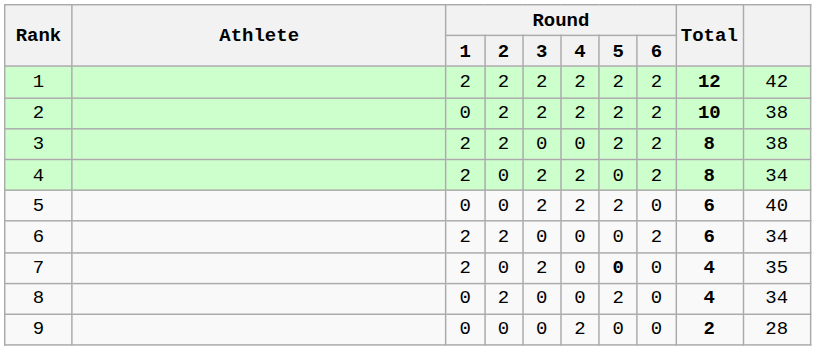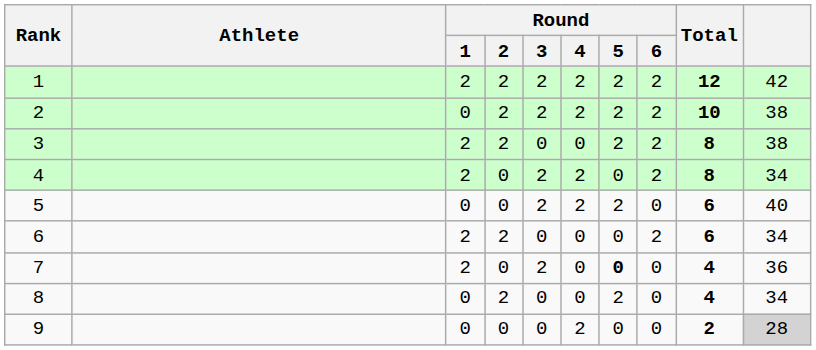(777, 268) 35 -> (777, 268) 36
(777, 330) no background -> (777, 330) lightgrey background
